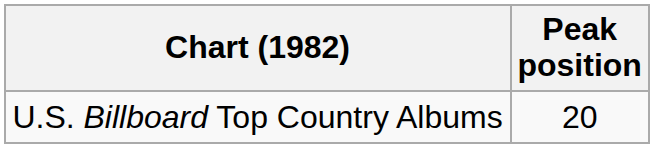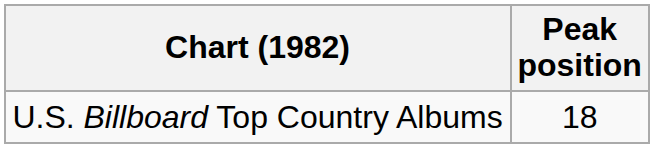(580, 116) 20 -> (580, 116) 18
